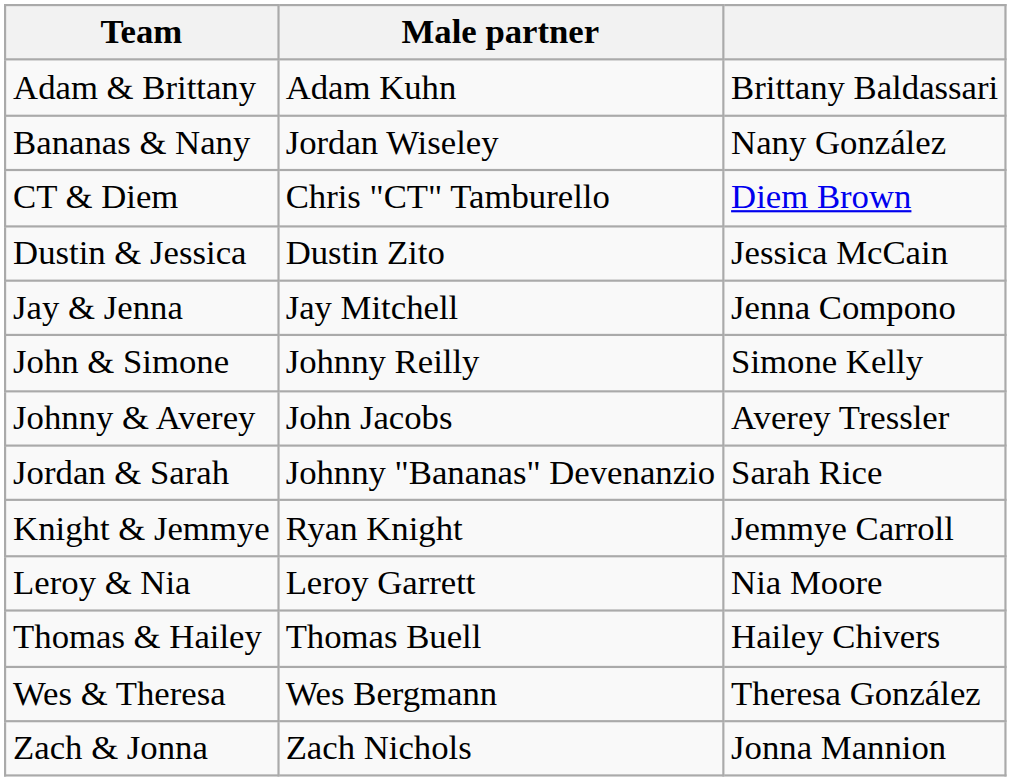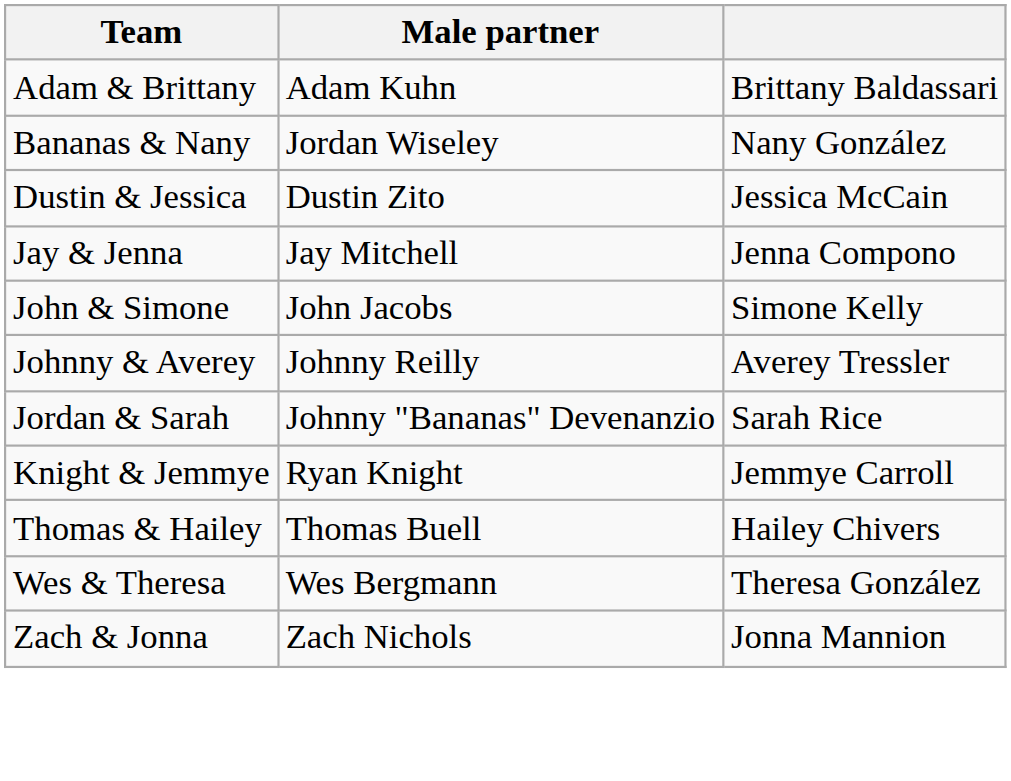- row: (96, 197)
(383, 362) Johnny Reilly -> (369, 307) John Jacobs
(369, 417) John Jacobs -> (383, 362) Johnny Reilly
- row: (102, 582)
